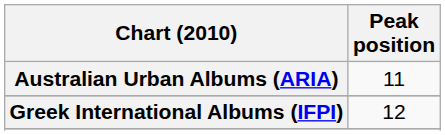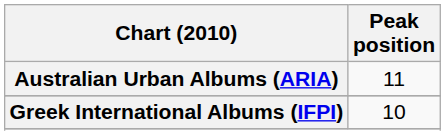(394, 111) 12 -> (394, 111) 10
